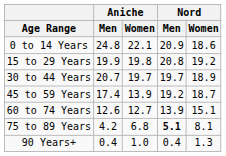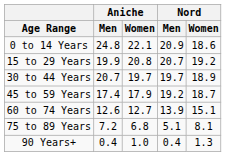(140, 61) 19.8 -> (140, 61) 20.8
(172, 61) 20.8 -> (172, 61) 20.7
(140, 94) 13.9 -> (140, 94) 17.9
(108, 127) 4.2 -> (108, 127) 7.2
(172, 127) bold -> (172, 127) normal
